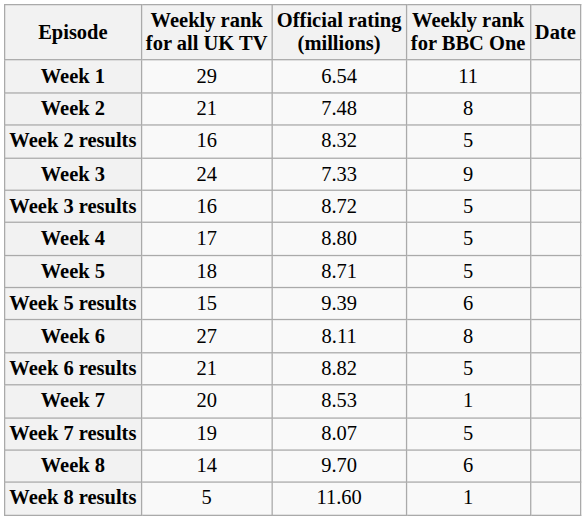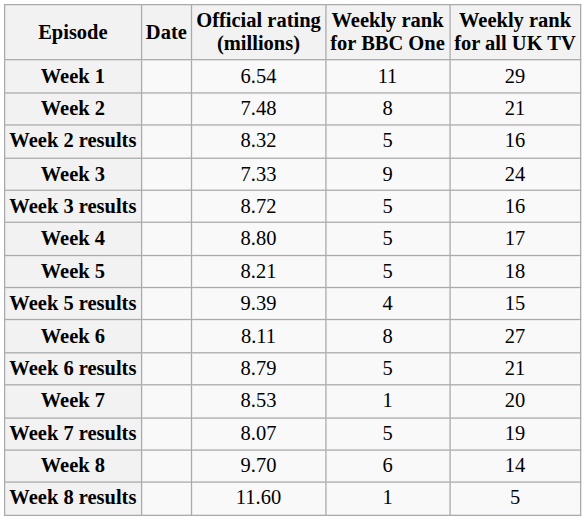columns swapped: (555, 32) <-> (207, 32)
(339, 271) 8.71 -> (259, 271) 8.21
(468, 303) 6 -> (388, 303) 4
(339, 368) 8.82 -> (259, 368) 8.79
